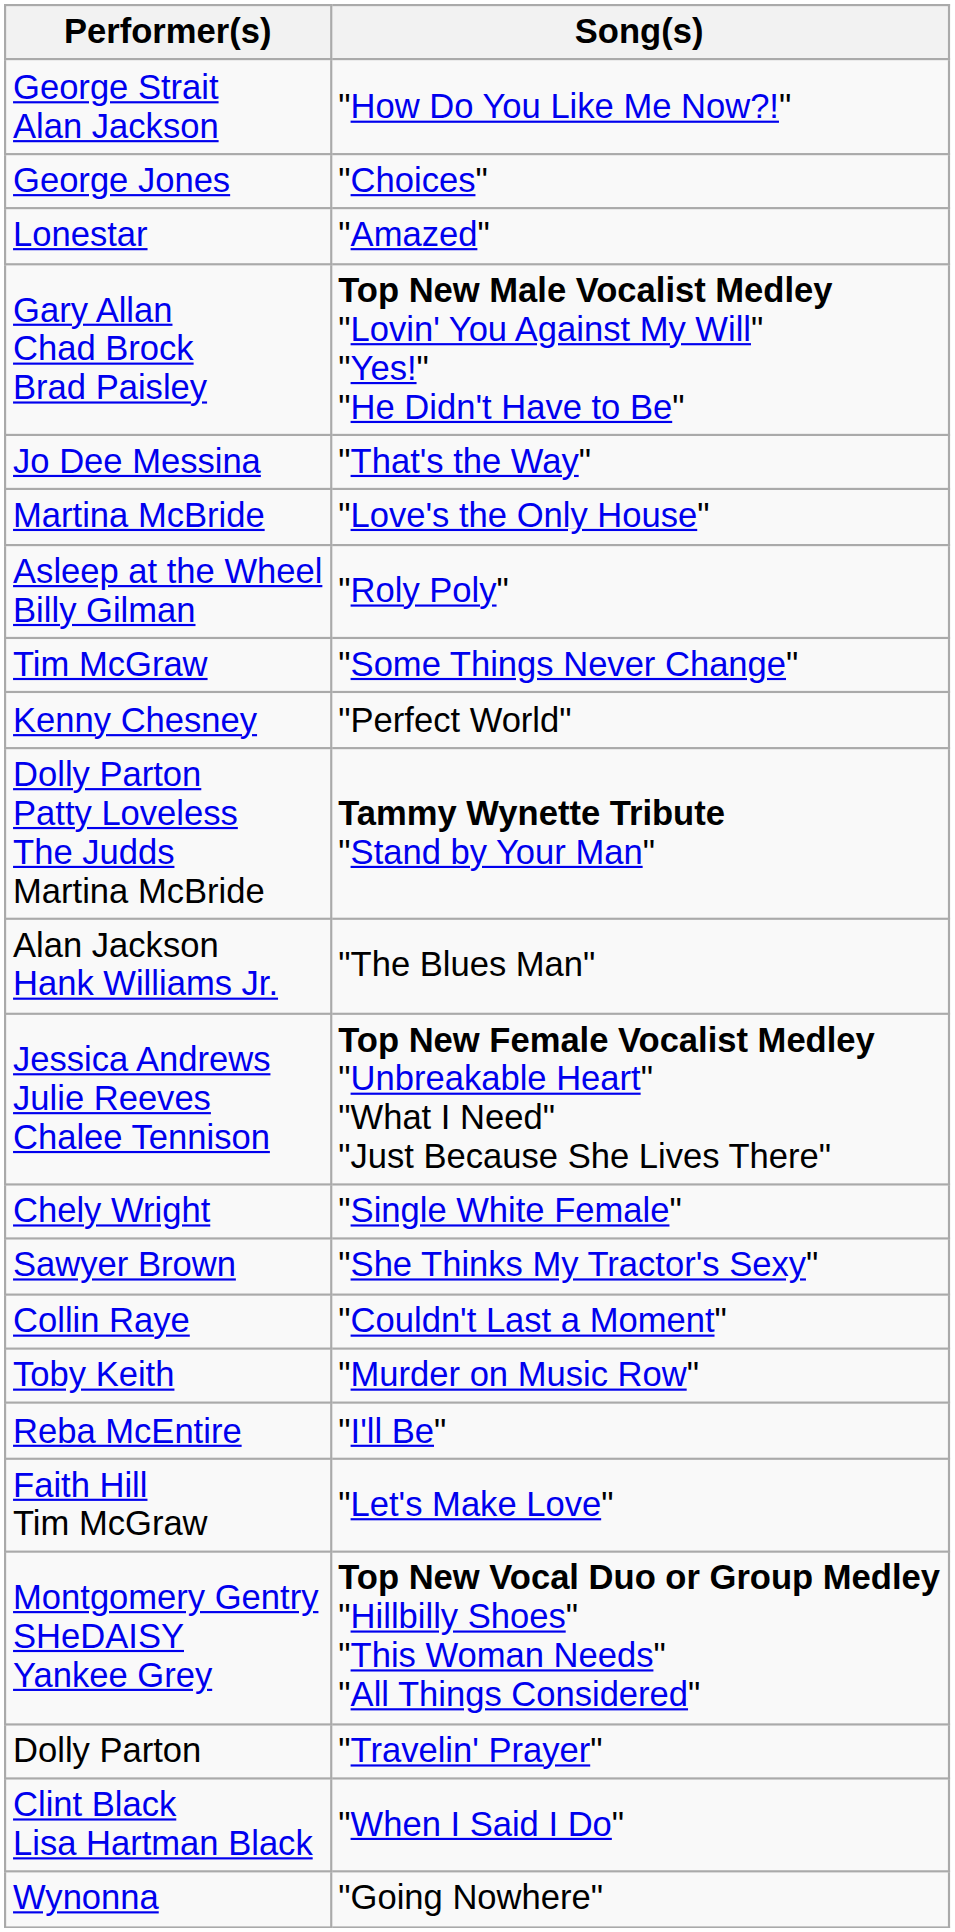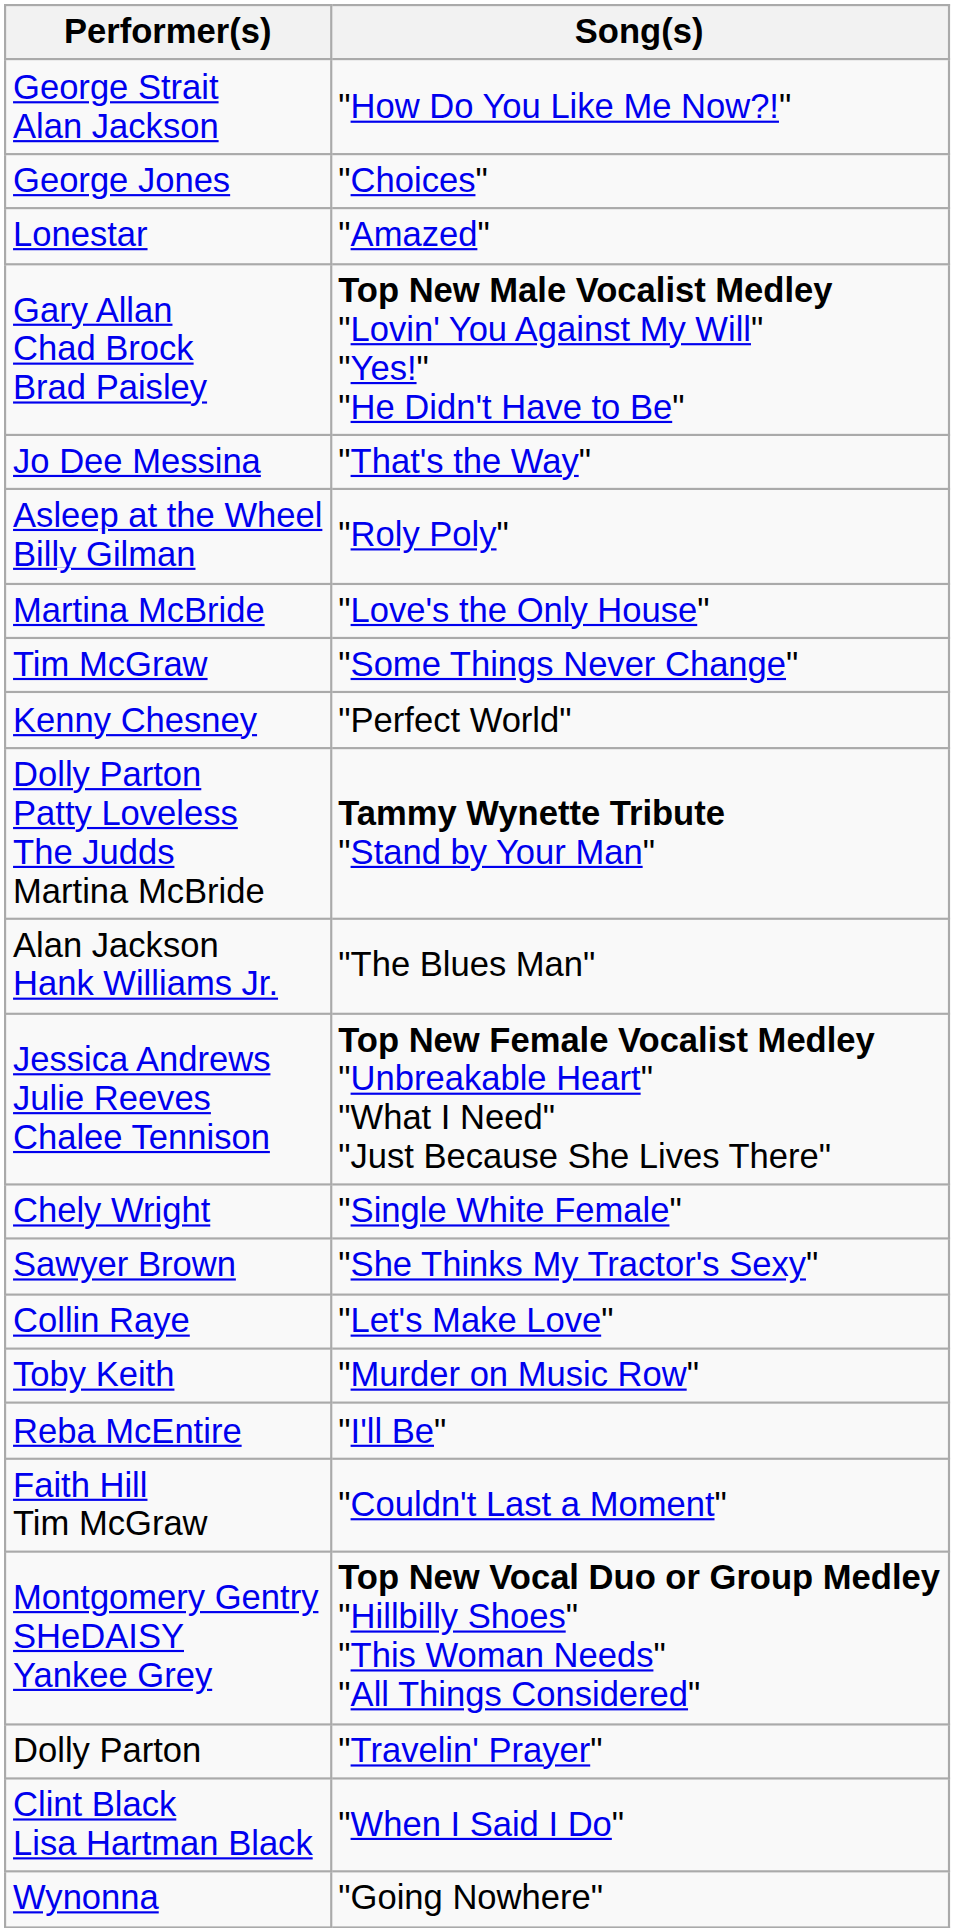rows swapped: (168, 590) <-> (139, 516)
(533, 1320) "Couldn't Last a Moment" -> (476, 1320) "Let's Make Love"
(476, 1504) "Let's Make Love" -> (533, 1504) "Couldn't Last a Moment"
